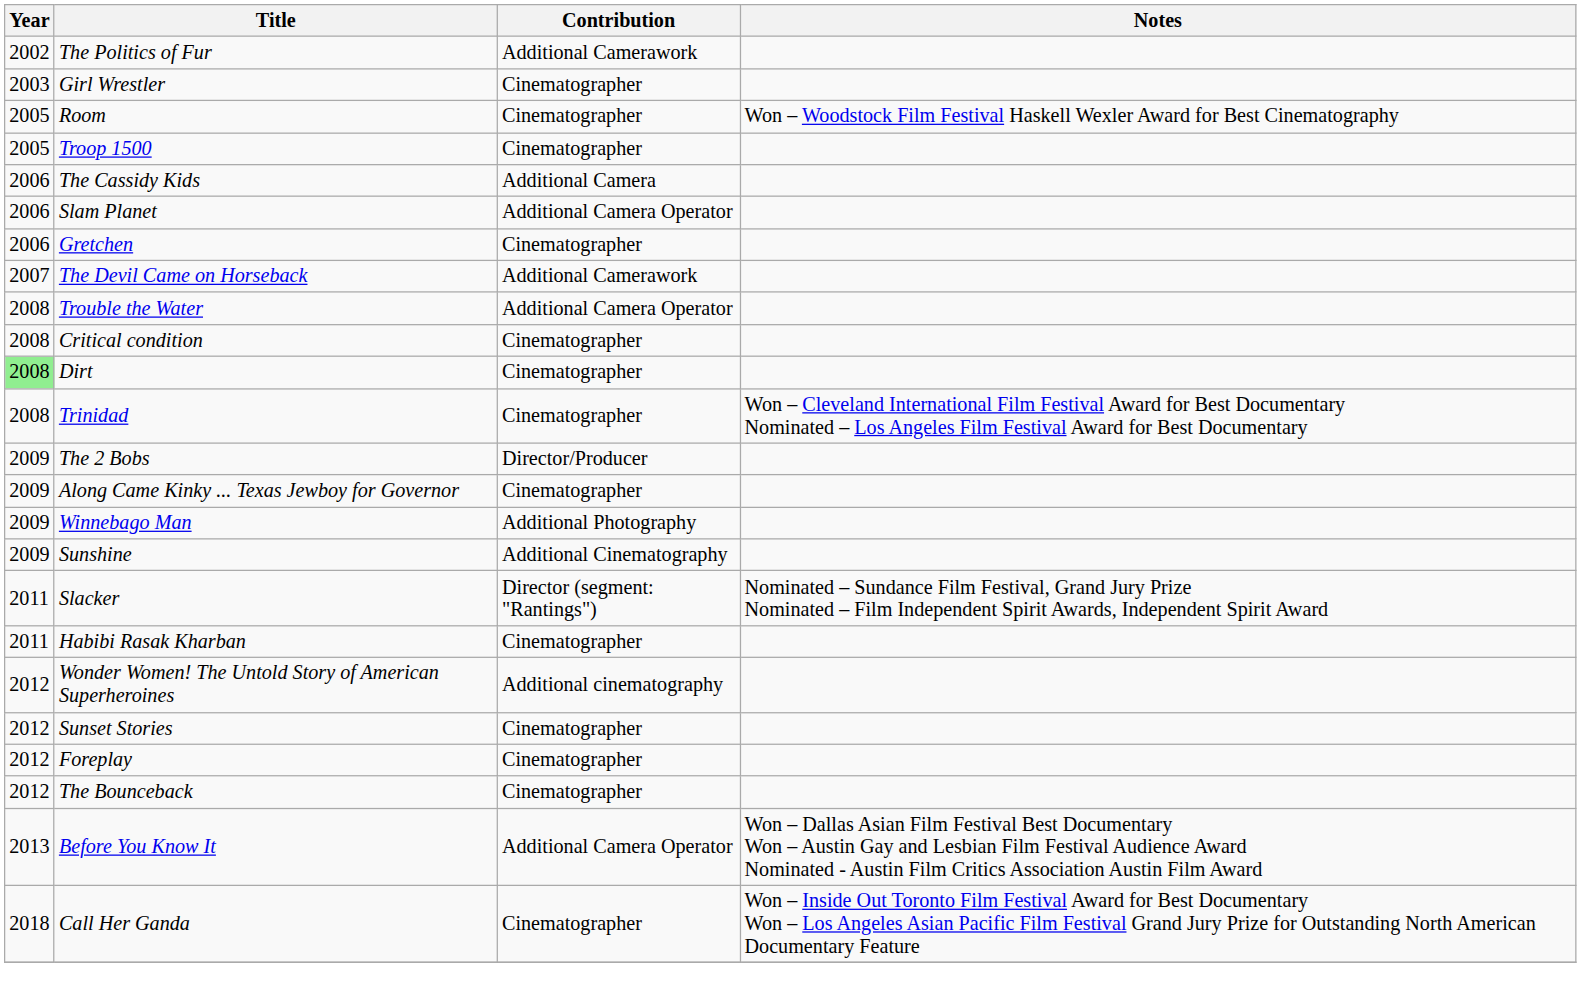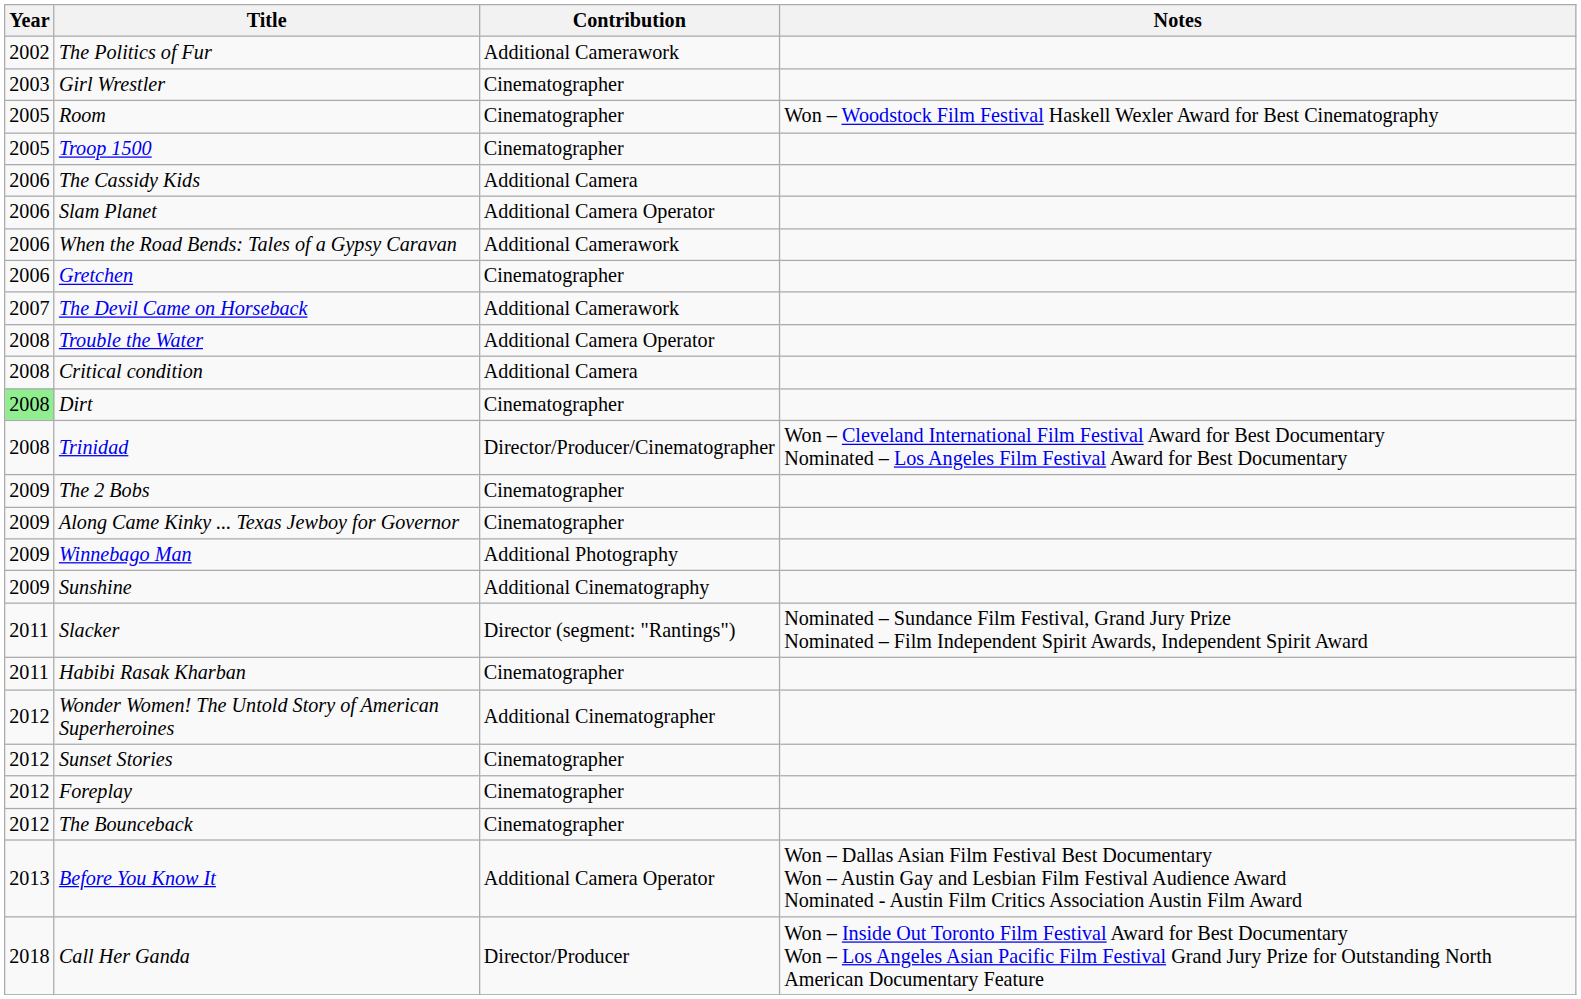+ row: (258, 244)
(572, 340) Cinematographer -> (561, 372) Additional Camera
(572, 415) Cinematographer -> (629, 447) Director/Producer/Cinematographer
(575, 458) Director/Producer -> (554, 490) Cinematographer
(613, 684) Additional cinematography -> (599, 716) Additional Cinematographer
(572, 923) Cinematographer -> (557, 955) Director/Producer
